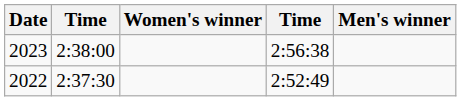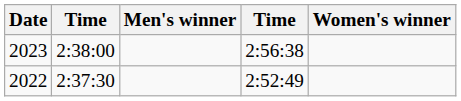columns swapped: (395, 19) <-> (193, 19)
